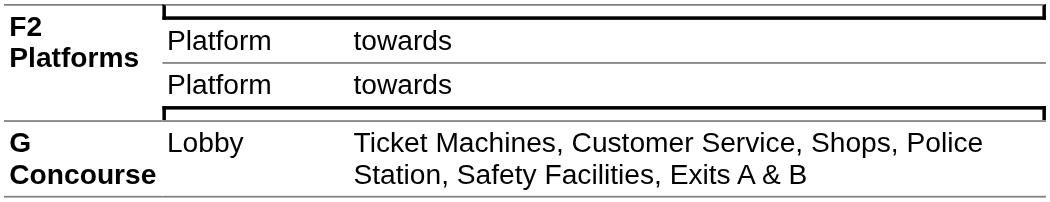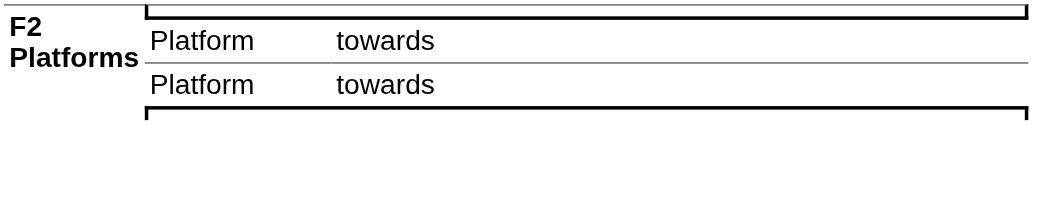- row: (205, 142)
